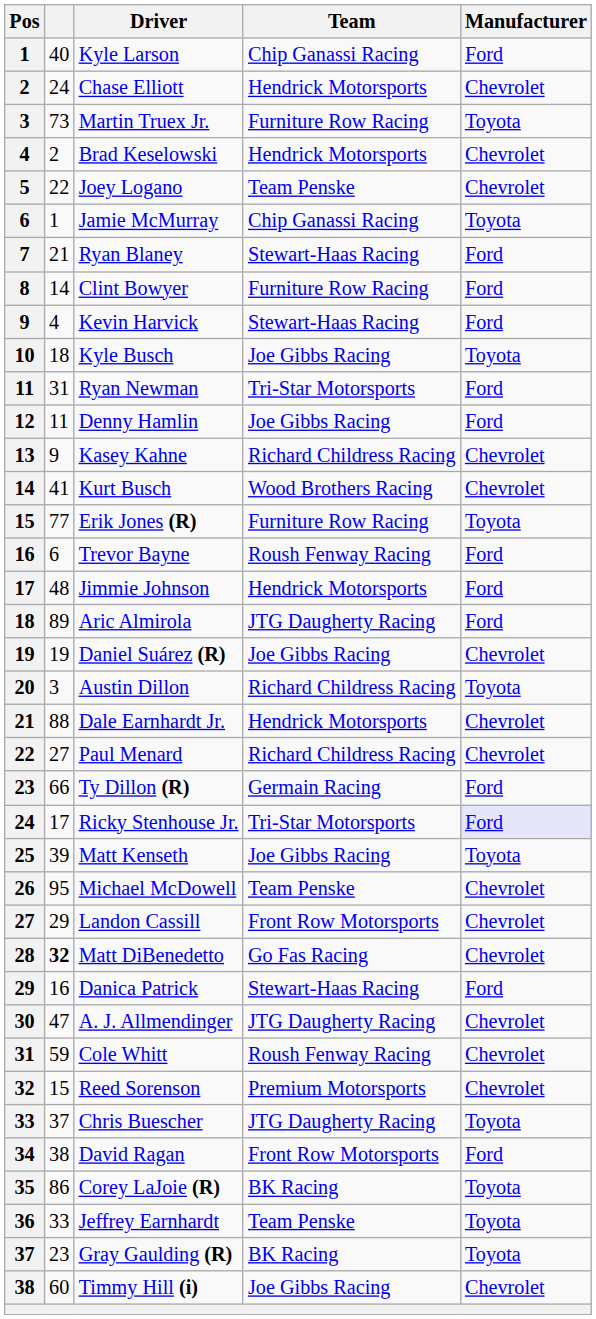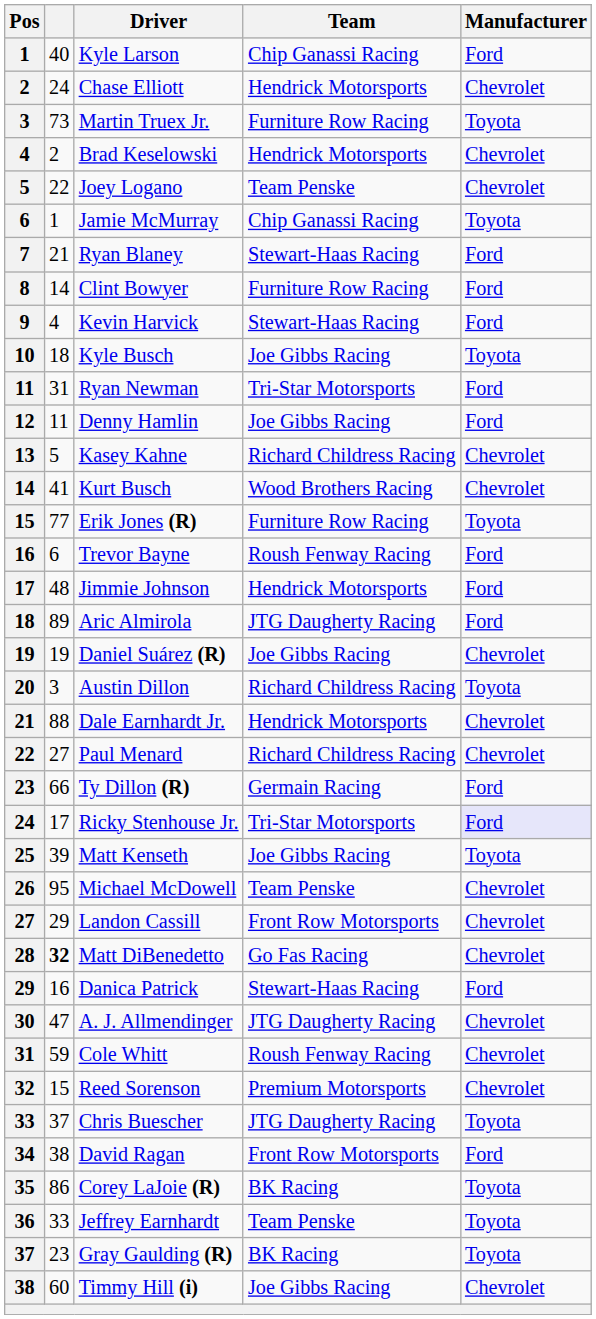(54, 454) 9 -> (54, 454) 5
